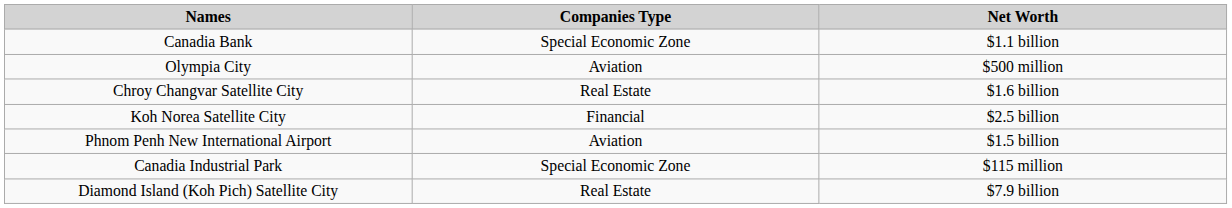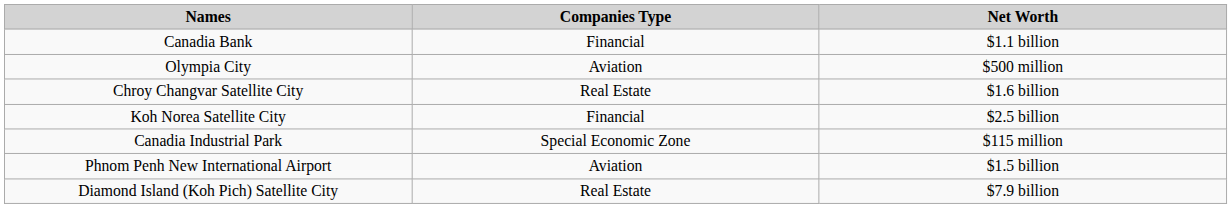(616, 41) Special Economic Zone -> (615, 41) Financial
rows swapped: (208, 166) <-> (208, 141)
